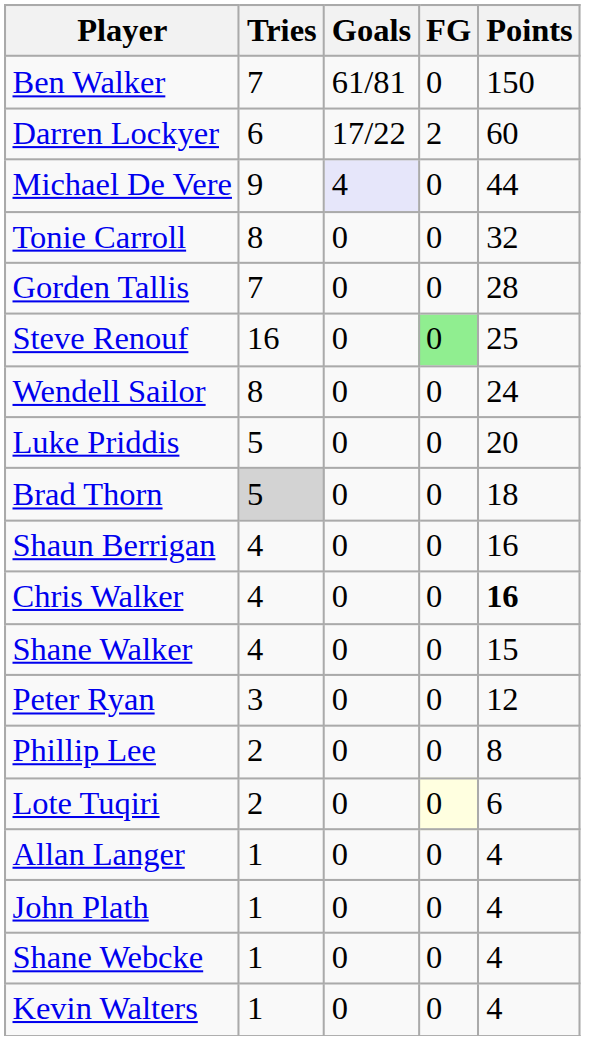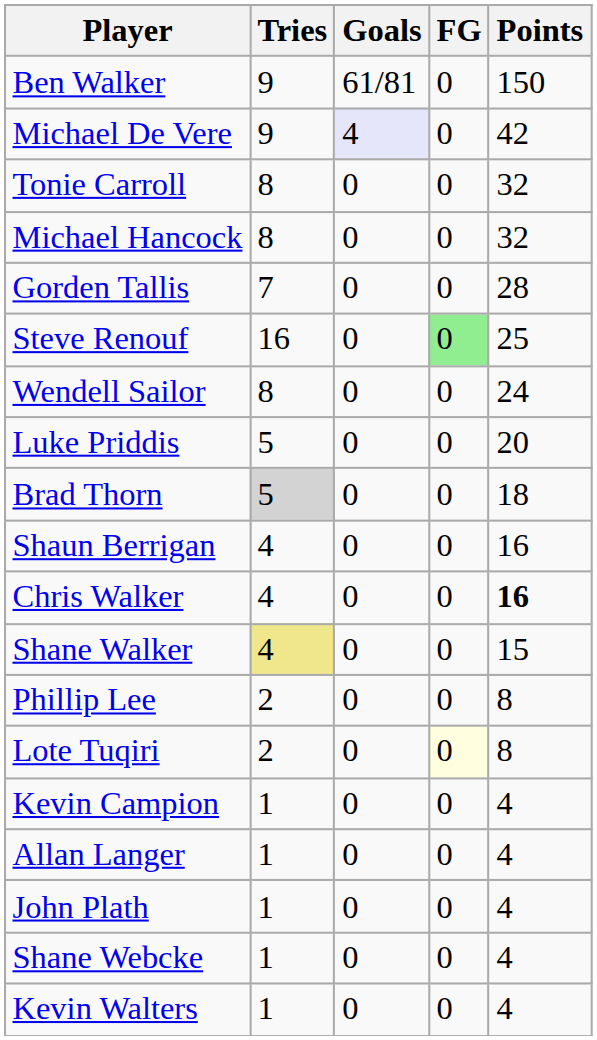(255, 81) 7 -> (266, 81) 9
- row: (116, 133)
(502, 184) 44 -> (513, 133) 42
+ row: (127, 236)
(255, 648) no background -> (266, 648) khaki background
- row: (84, 699)
(494, 802) 6 -> (505, 751) 8
+ row: (116, 802)
